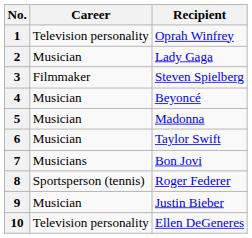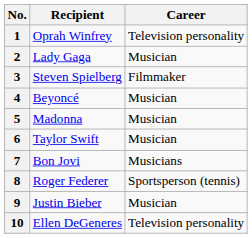columns swapped: (200, 14) <-> (91, 14)
